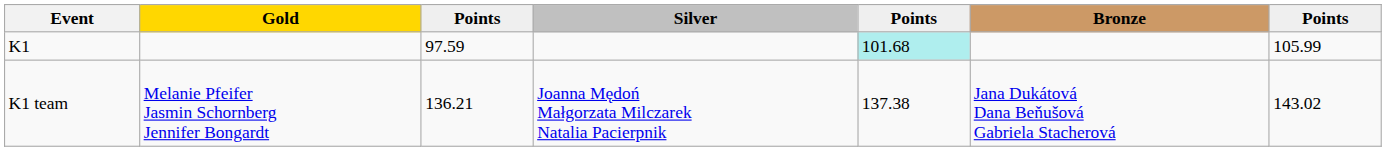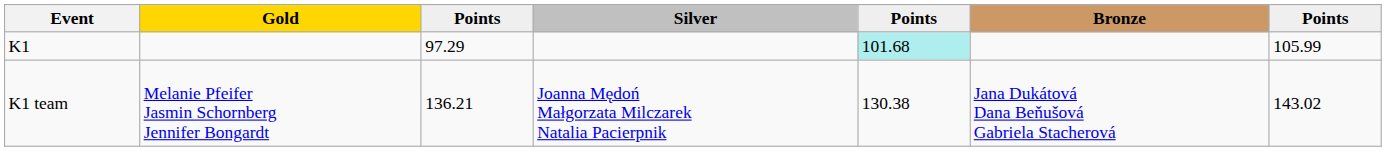(445, 45) 97.59 -> (445, 45) 97.29
(886, 103) 137.38 -> (886, 103) 130.38
